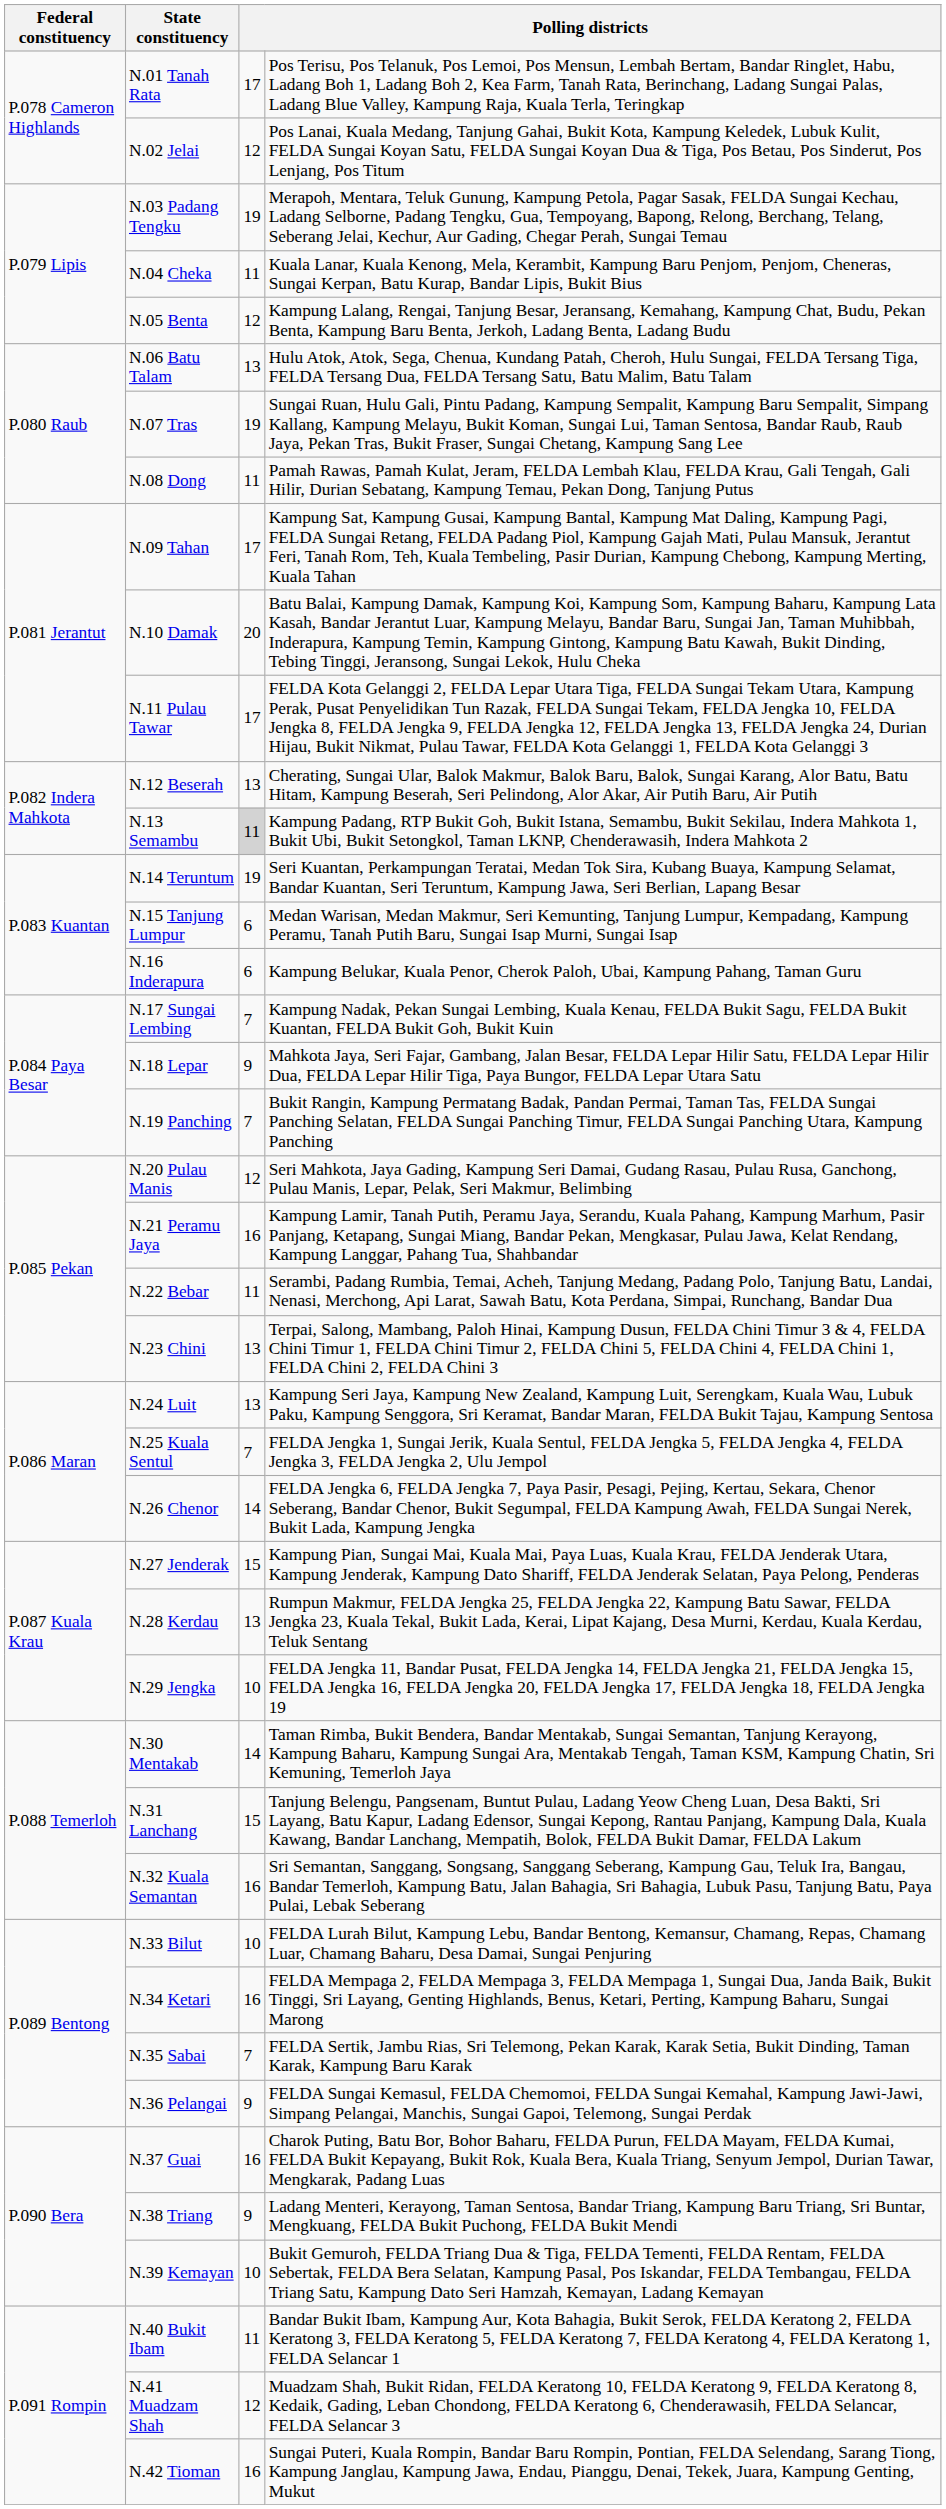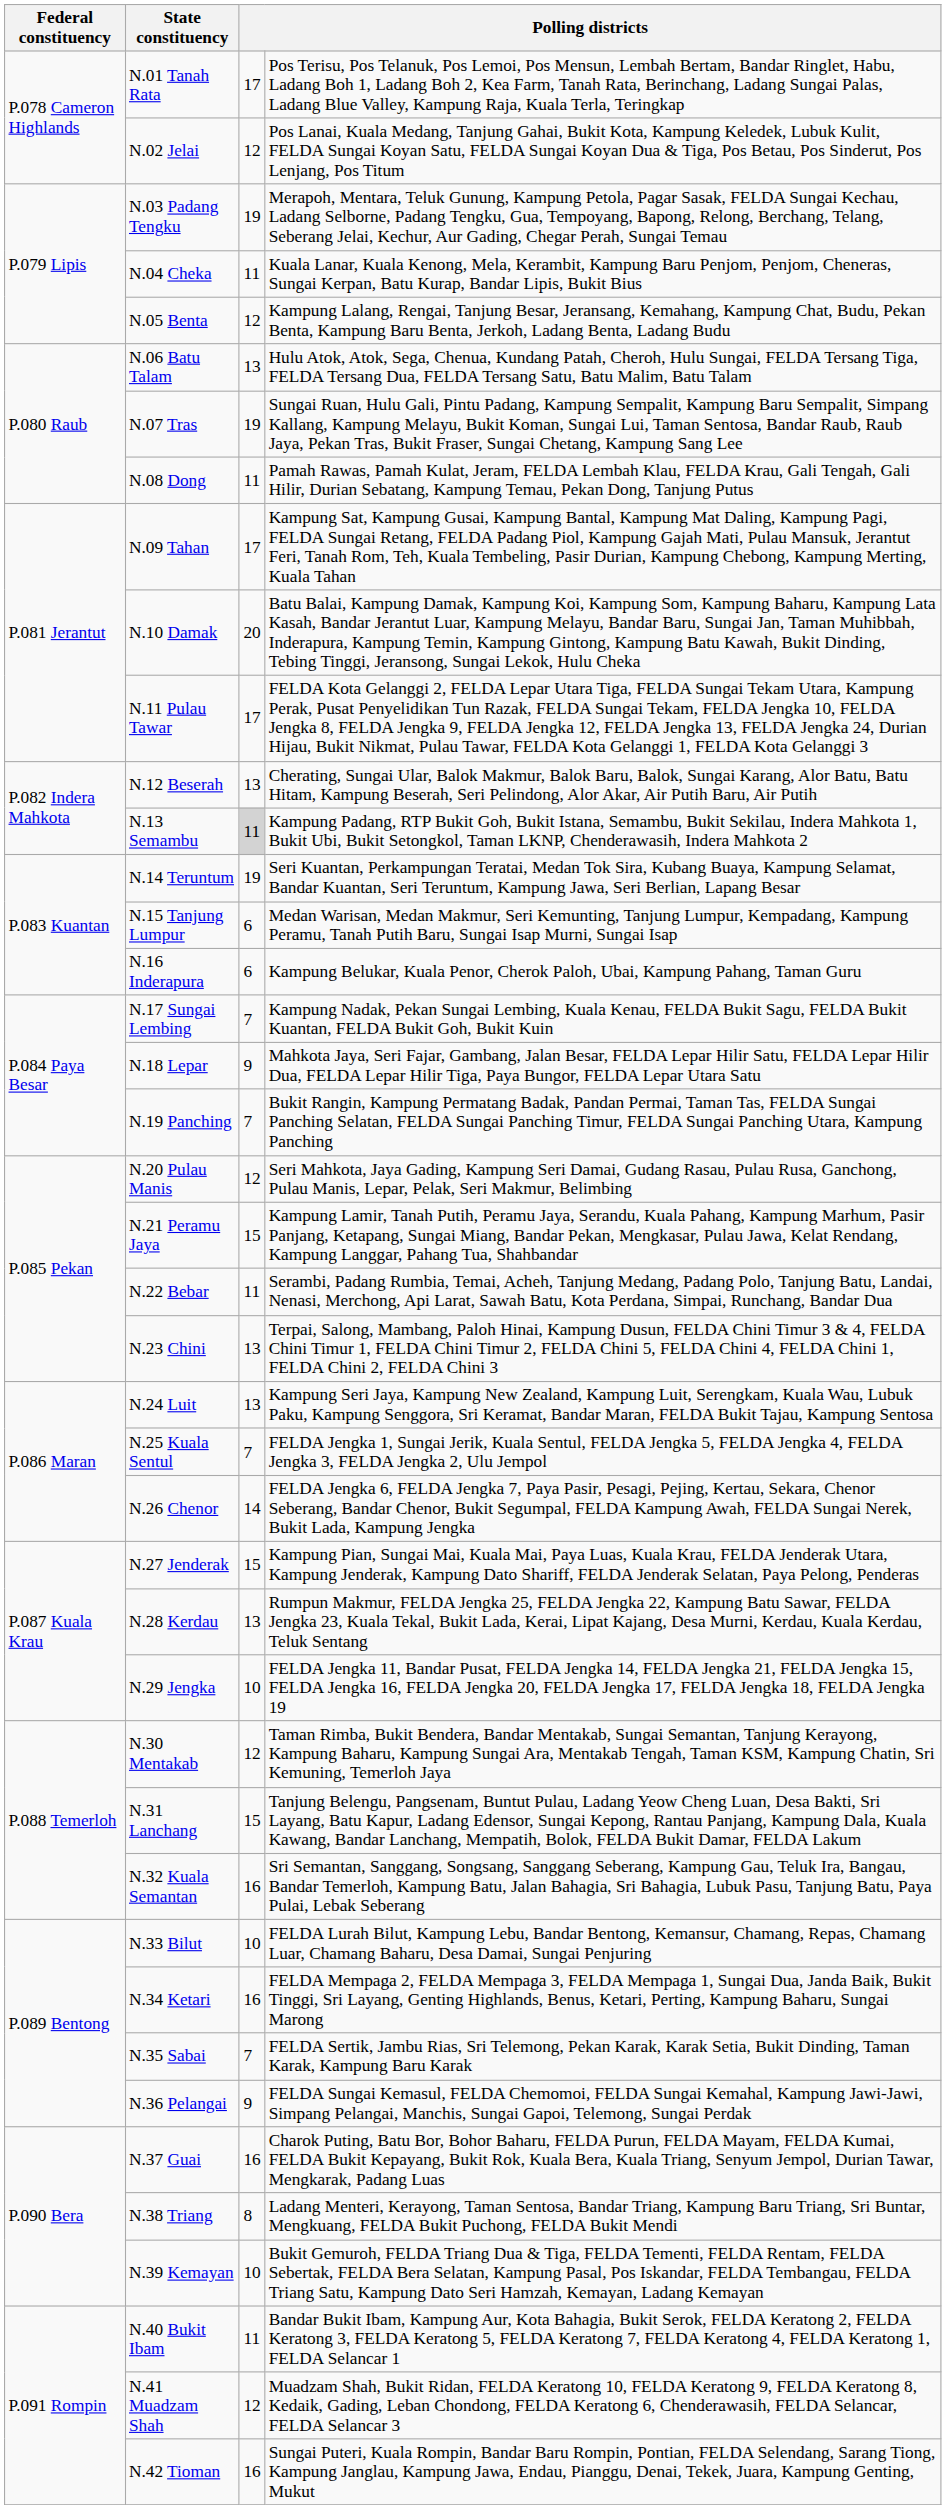(252, 1235) 16 -> (252, 1235) 15
(252, 1754) 14 -> (252, 1754) 12
(248, 2216) 9 -> (248, 2216) 8
